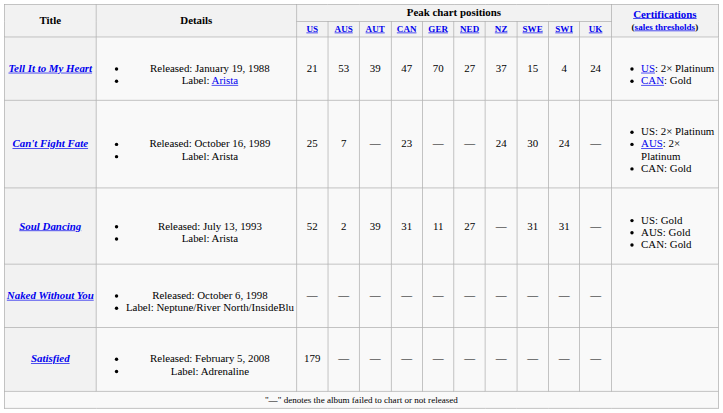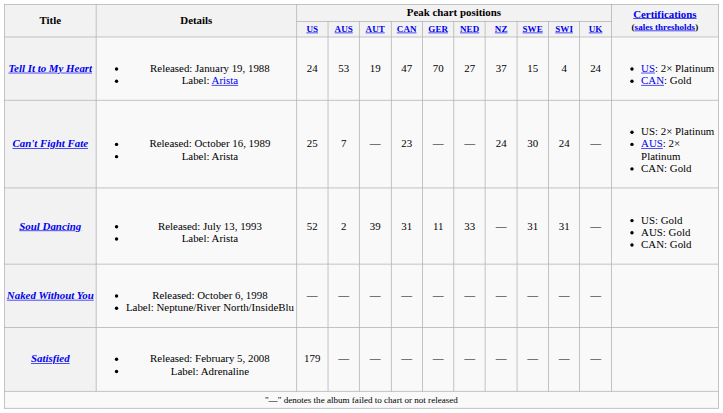(312, 68) 21 -> (312, 68) 24
(375, 68) 39 -> (375, 68) 19
(470, 226) 27 -> (470, 226) 33
